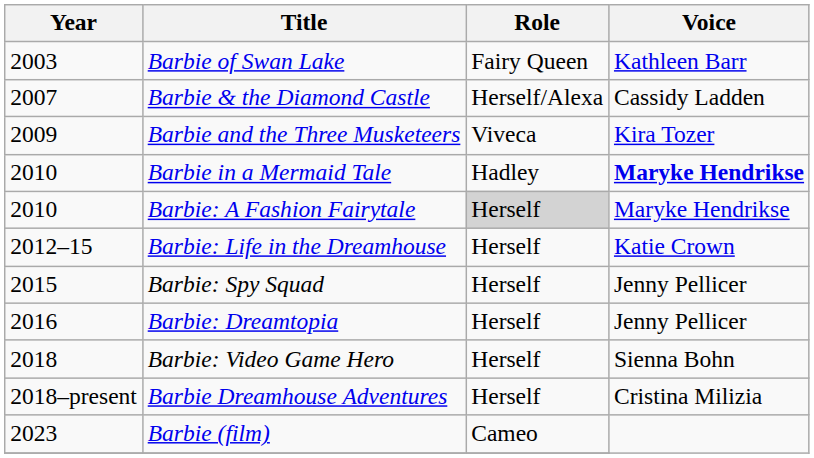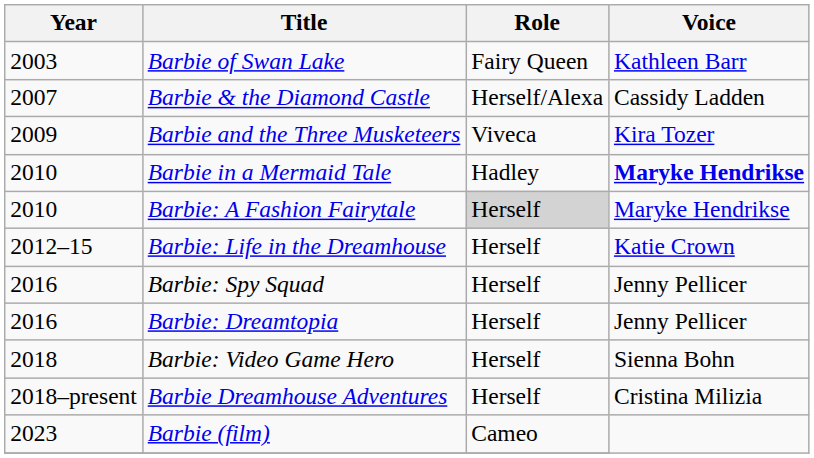(34, 284) 2015 -> (34, 284) 2016
